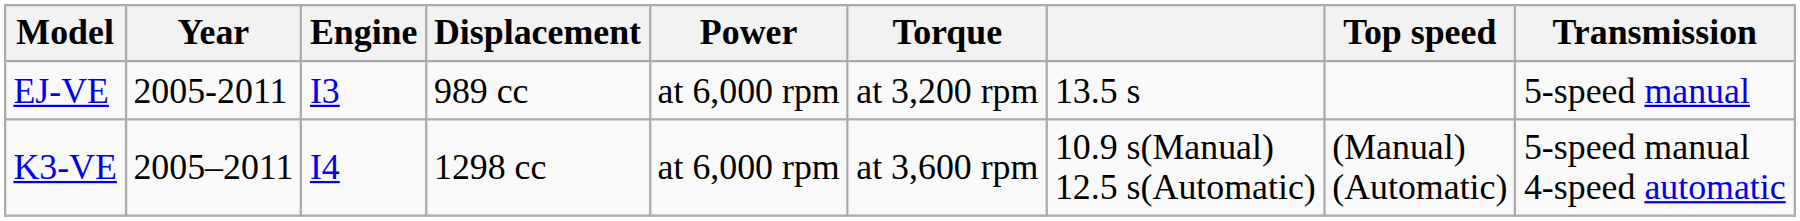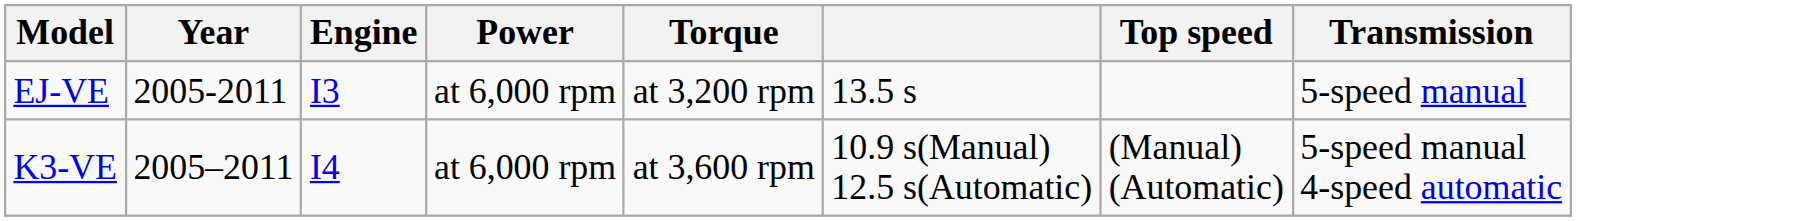- column: (538, 32)
